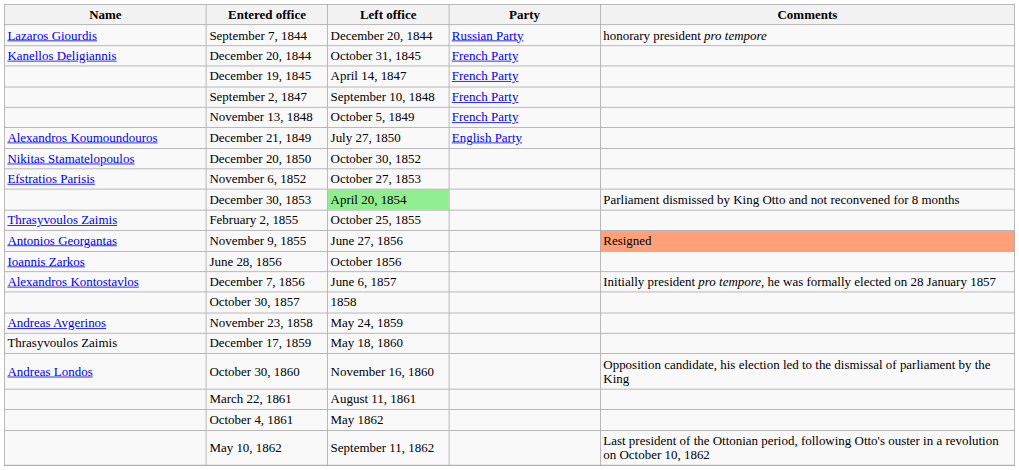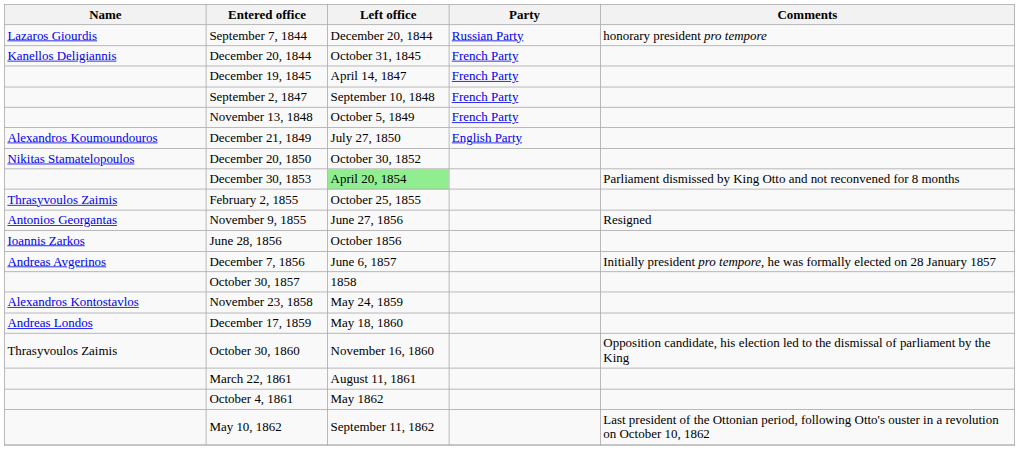- row: (258, 179)
(627, 240) lightsalmon background -> (627, 220) no background
(73, 281) Alexandros Kontostavlos -> (57, 261) Andreas Avgerinos
(57, 323) Andreas Avgerinos -> (73, 302) Alexandros Kontostavlos
(62, 343) Thrasyvoulos Zaimis -> (50, 323) Andreas Londos
(50, 371) Andreas Londos -> (62, 350) Thrasyvoulos Zaimis
